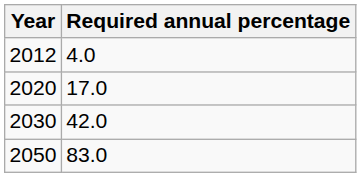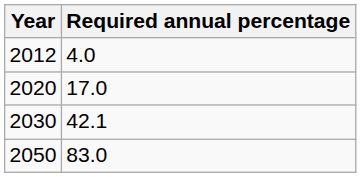(87, 121) 42.0 -> (87, 121) 42.1
